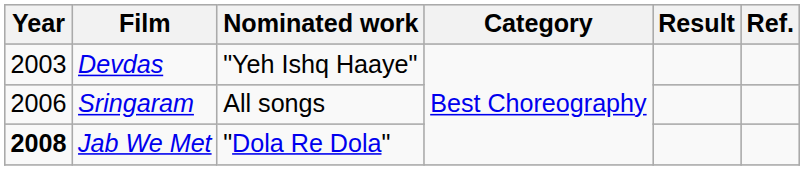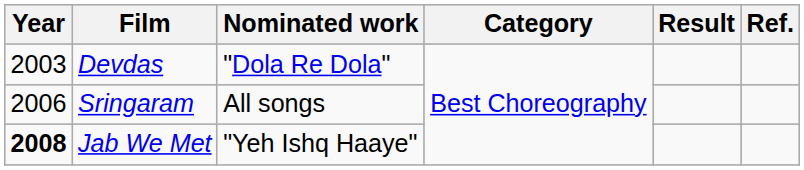(320, 64) "Yeh Ishq Haaye" -> (307, 64) "Dola Re Dola"
(307, 143) "Dola Re Dola" -> (320, 143) "Yeh Ishq Haaye"
